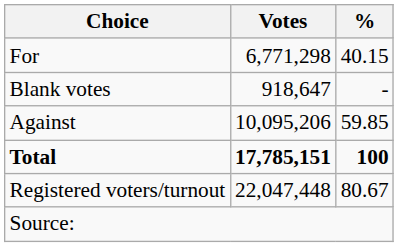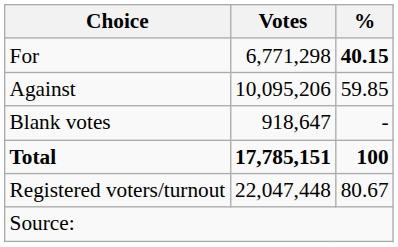(365, 55) normal -> (365, 55) bold
rows swapped: (43, 122) <-> (60, 88)
